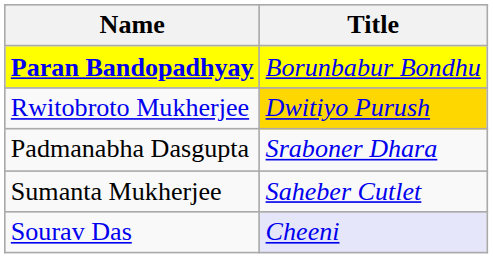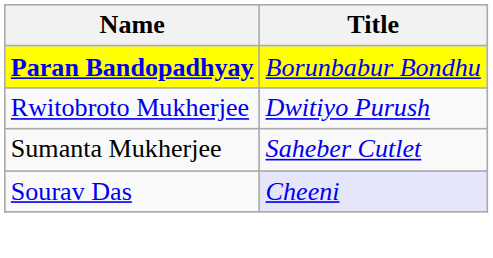(348, 107) gold background -> (348, 107) no background
- row: (130, 149)
